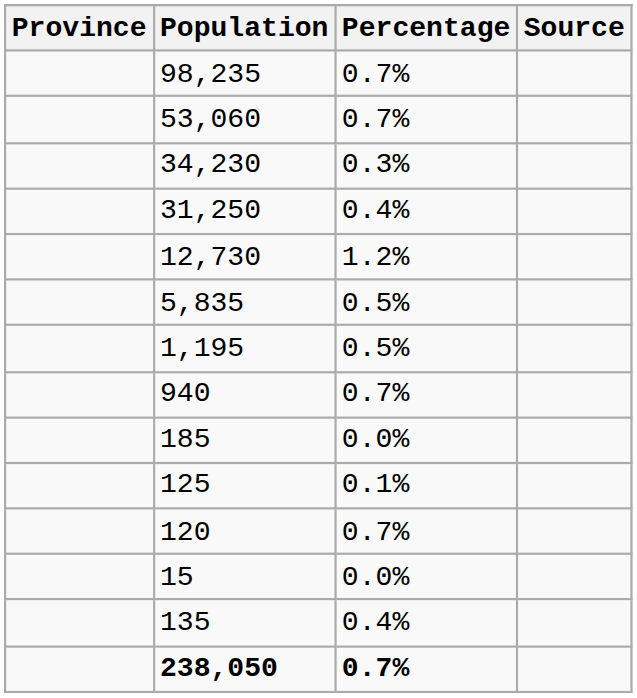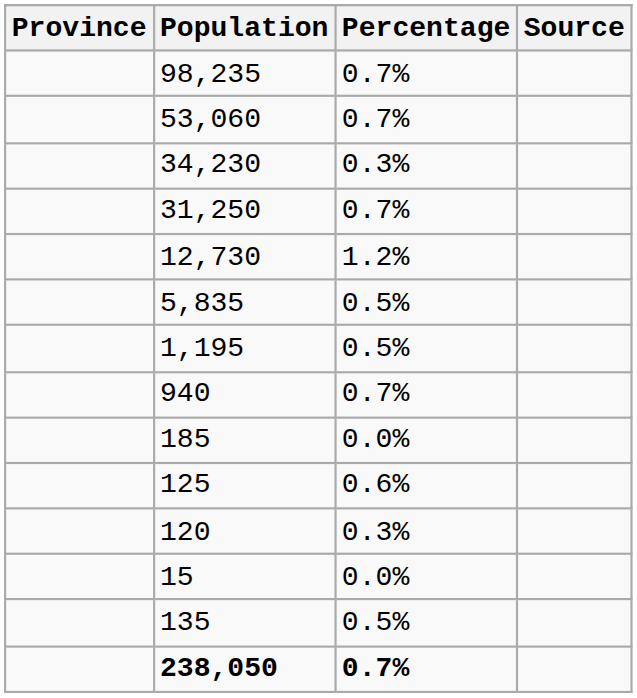(376, 211) 0.4% -> (376, 211) 0.7%
(376, 486) 0.1% -> (376, 486) 0.6%
(376, 531) 0.7% -> (376, 531) 0.3%
(376, 623) 0.4% -> (376, 623) 0.5%
